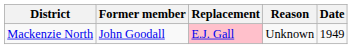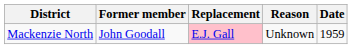(332, 33) 1949 -> (332, 33) 1959
